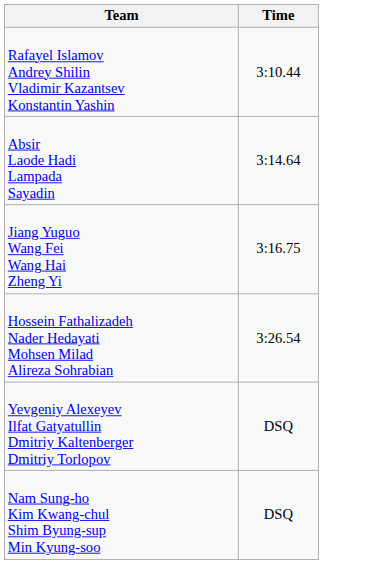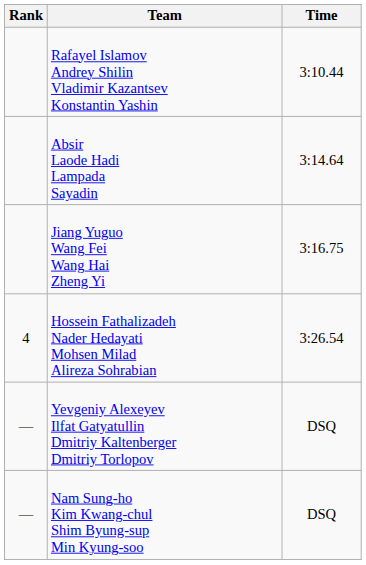+ column: (26, 16)
